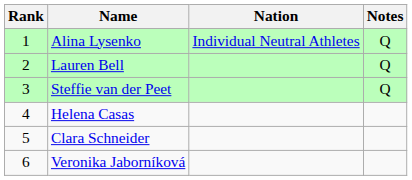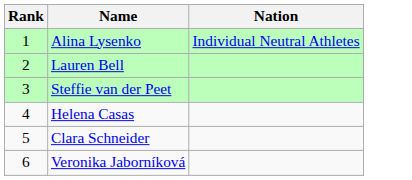- column: (385, 16)
